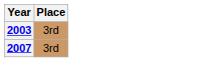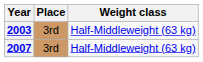+ column: (133, 13)
